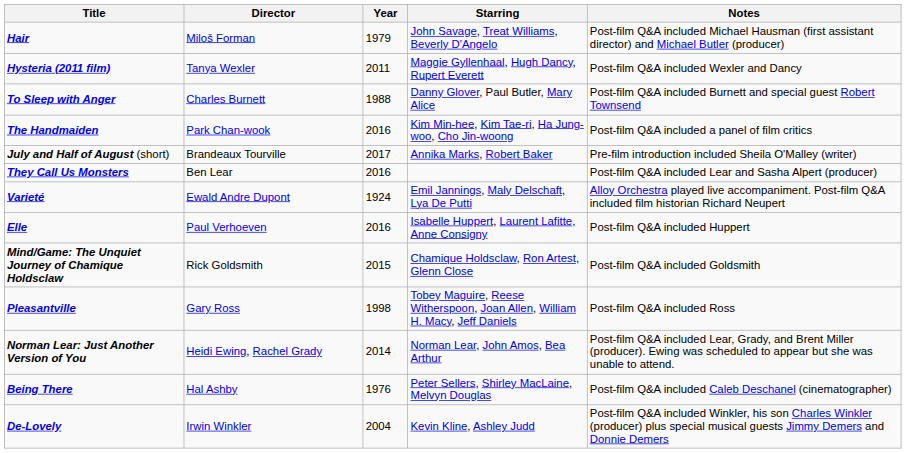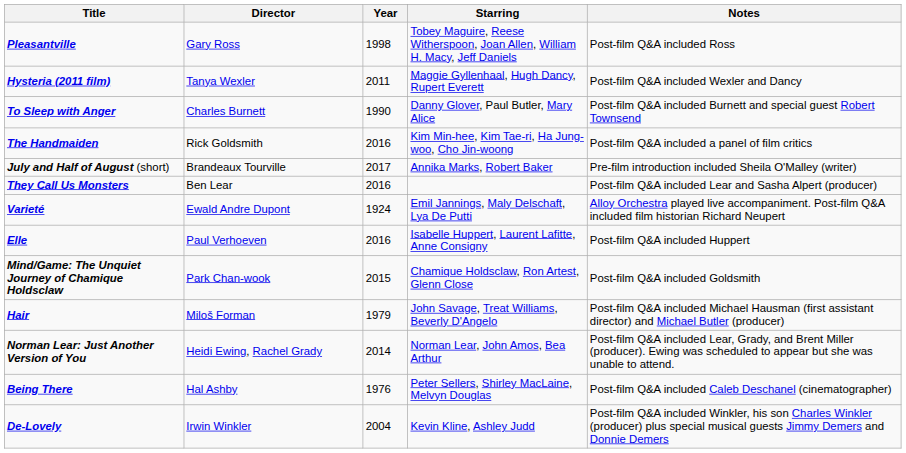rows swapped: (18, 37) <-> (41, 308)
(378, 99) 1988 -> (378, 112) 1990
(228, 130) Park Chan-wook -> (225, 143) Rick Goldsmith
(225, 265) Rick Goldsmith -> (228, 277) Park Chan-wook
